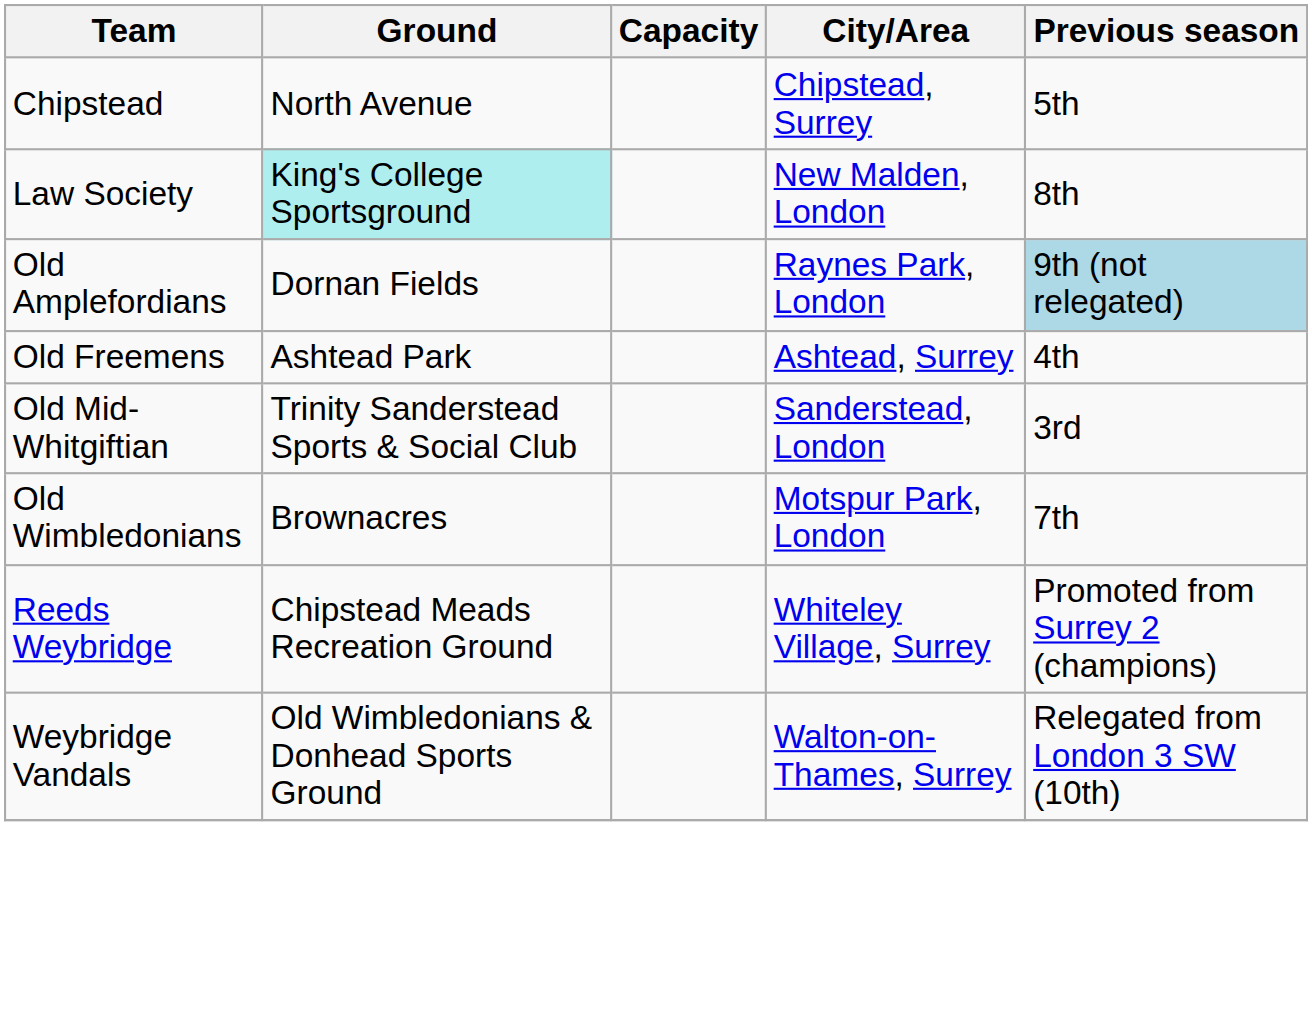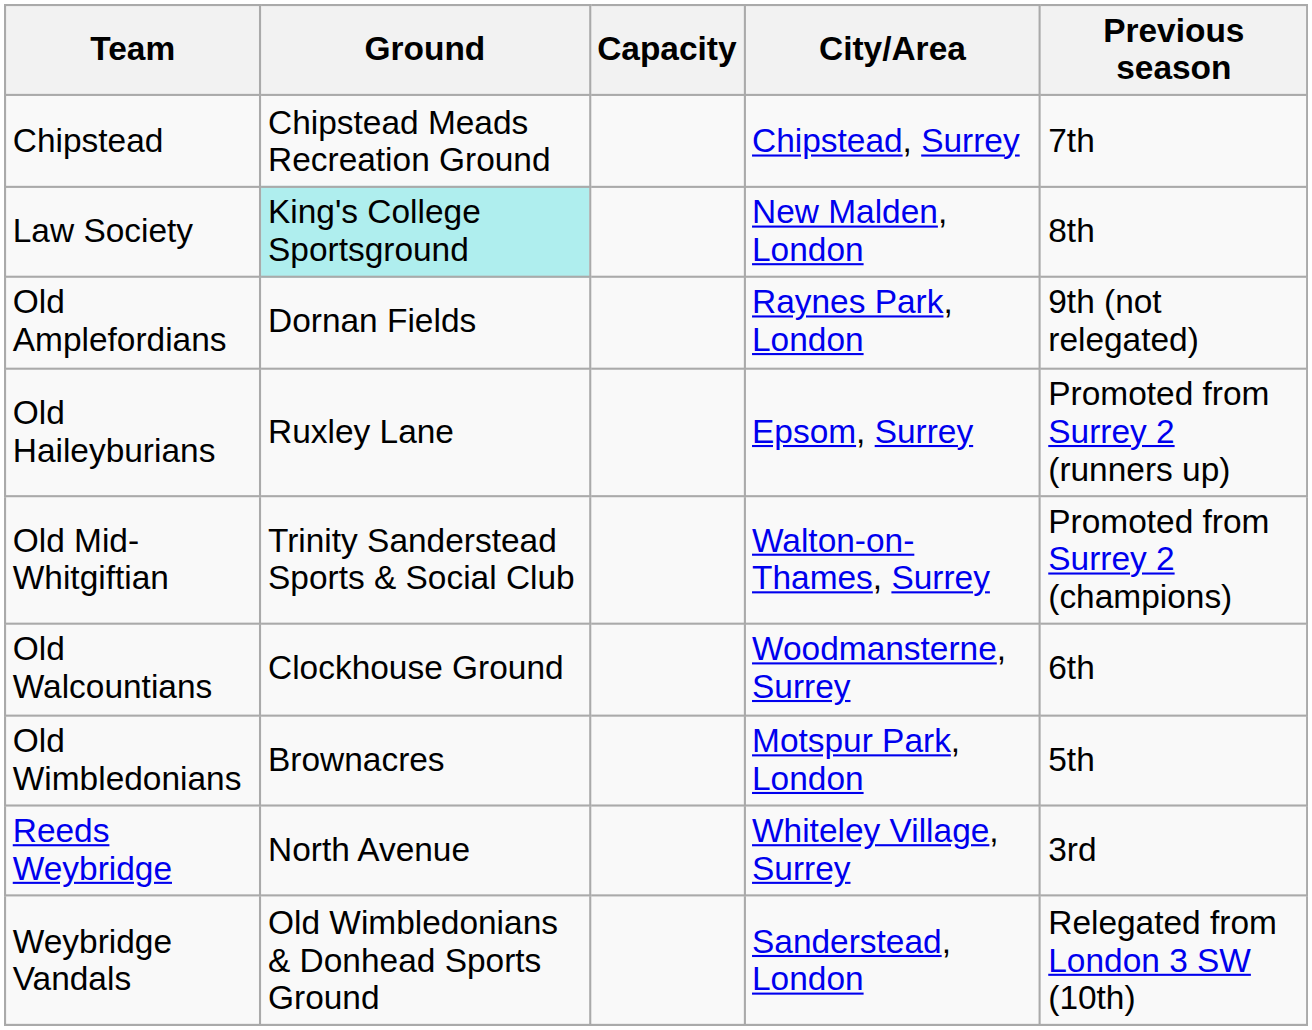(372, 102) North Avenue -> (409, 140) Chipstead Meads Recreation Ground
(1056, 102) 5th -> (1072, 140) 7th
(1108, 284) lightblue background -> (1124, 321) no background
- row: (119, 356)
+ row: (114, 431)
(873, 427) Sanderstead, London -> (871, 559) Walton-on-Thames, Surrey
(1057, 427) 3rd -> (1159, 559) Promoted from Surrey 2 (champions)
+ row: (113, 668)
(1056, 518) 7th -> (1072, 759) 5th
(412, 627) Chipstead Meads Recreation Ground -> (369, 850) North Avenue
(1144, 627) Promoted from Surrey 2 (champions) -> (1072, 850) 3rd
(893, 756) Walton-on-Thames, Surrey -> (851, 959) Sanderstead, London
